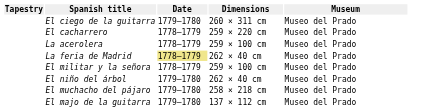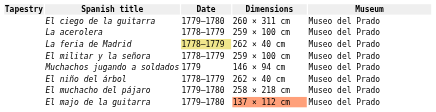- row: (77, 33)
+ row: (112, 67)
(179, 79) 1779–1780 -> (203, 79) 1778–1779
(238, 102) no background -> (261, 102) lightsalmon background
